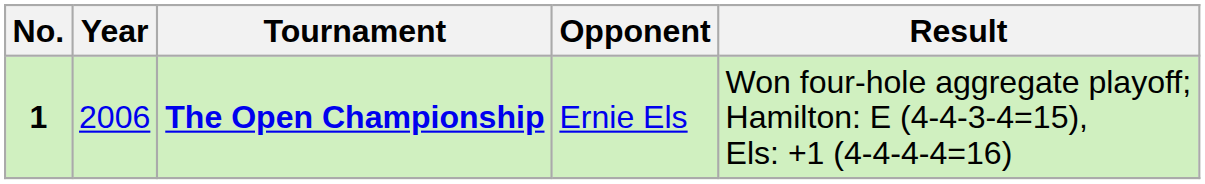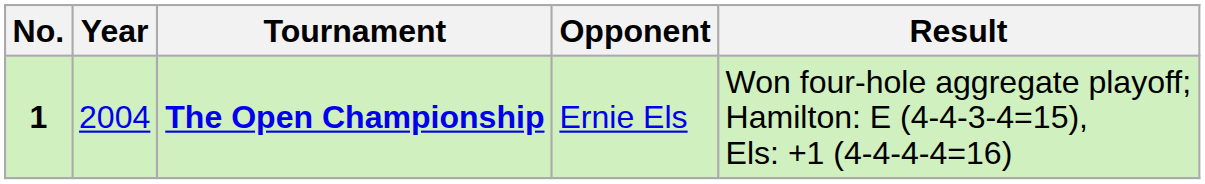(115, 117) 2006 -> (115, 117) 2004
